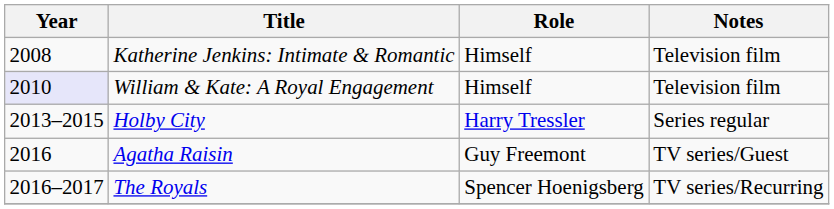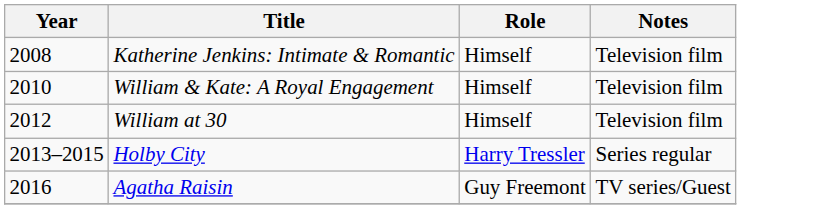(30, 87) lavender background -> (30, 87) no background
+ row: (170, 120)
- row: (160, 187)
